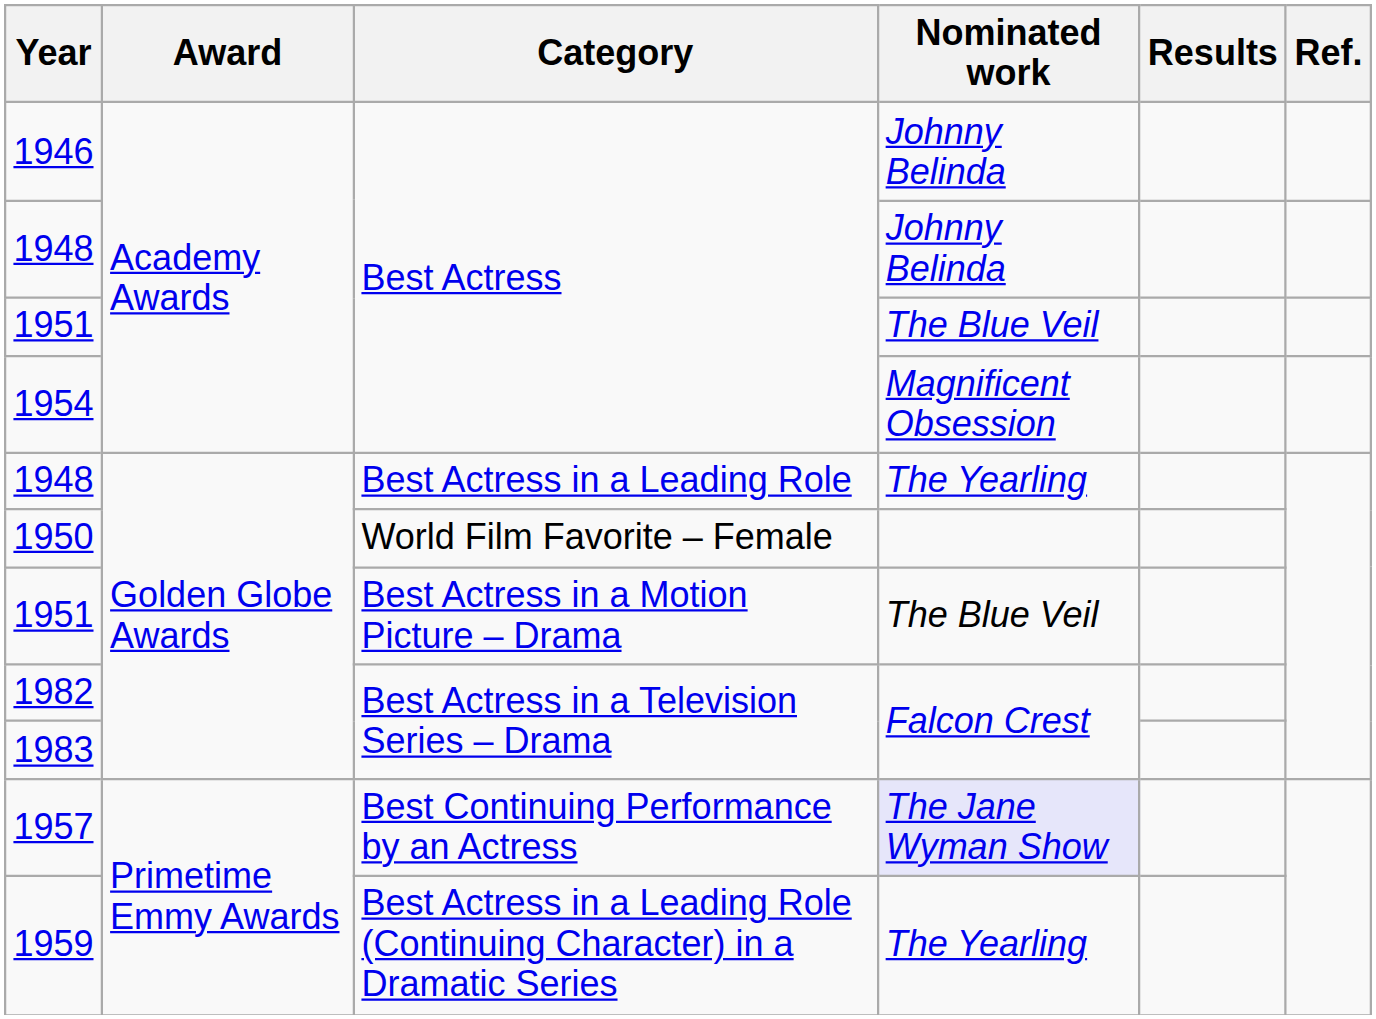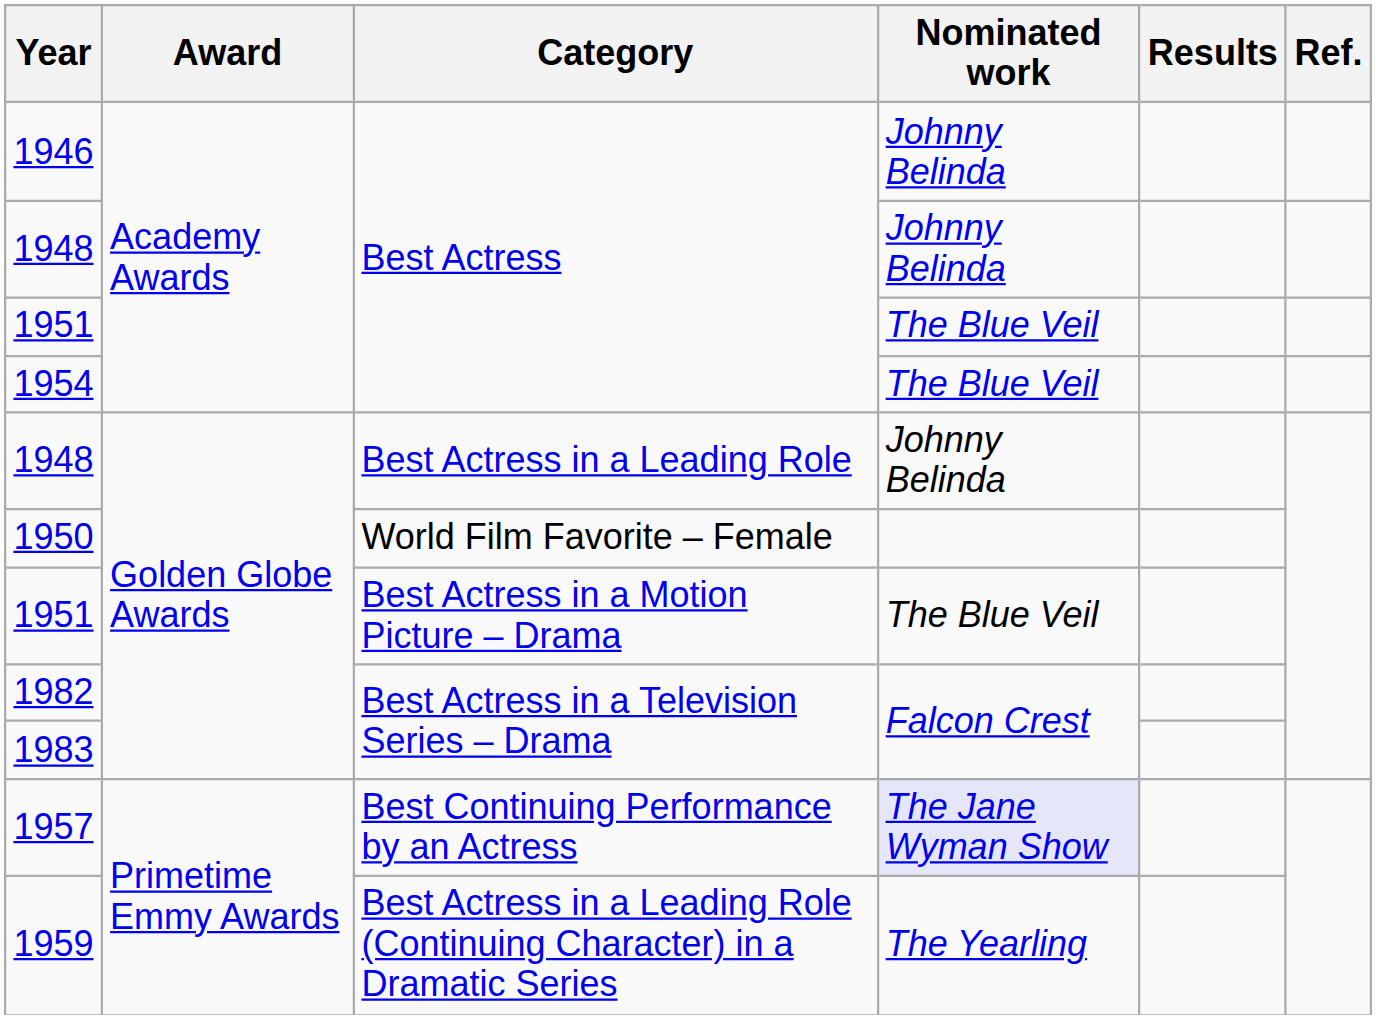(978, 403) Magnificent Obsession -> (992, 382) The Blue Veil
(986, 480) The Yearling -> (946, 460) Johnny Belinda
